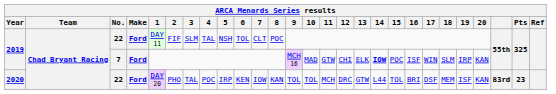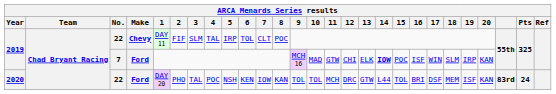(138, 38) Ford -> (140, 38) Chevy
(226, 38) NSH -> (230, 38) IRP
(226, 79) IRP -> (230, 79) NSH
(521, 79) 23 -> (525, 79) 24
